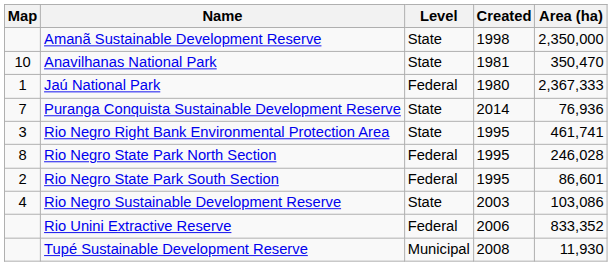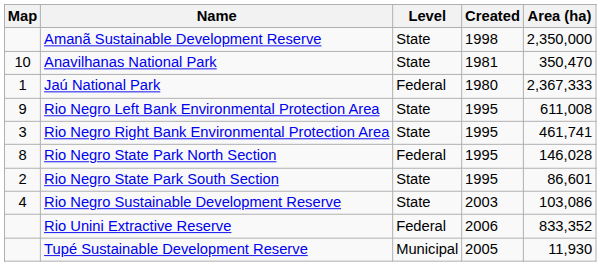- row: (222, 109)
+ row: (212, 109)
(577, 156) 246,028 -> (566, 156) 146,028
(433, 179) Federal -> (413, 179) State
(493, 249) 2008 -> (481, 249) 2005
